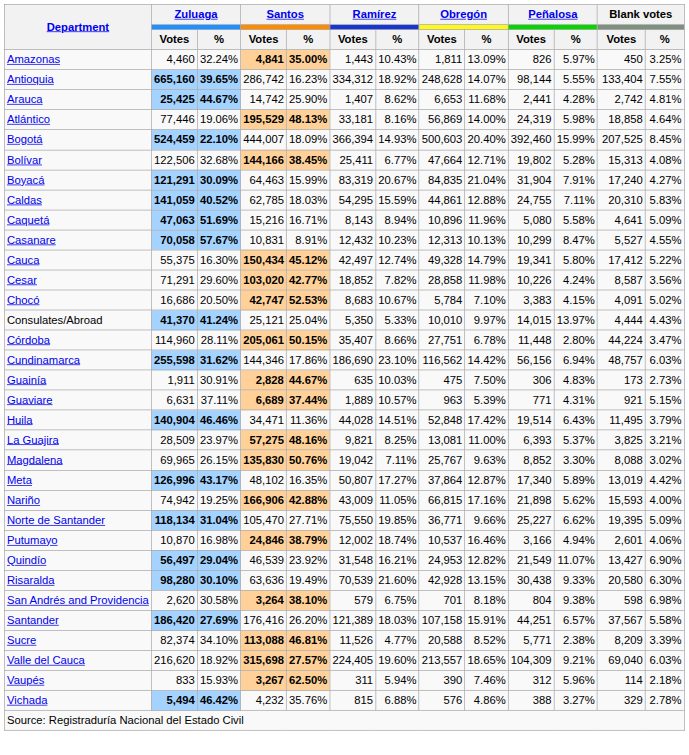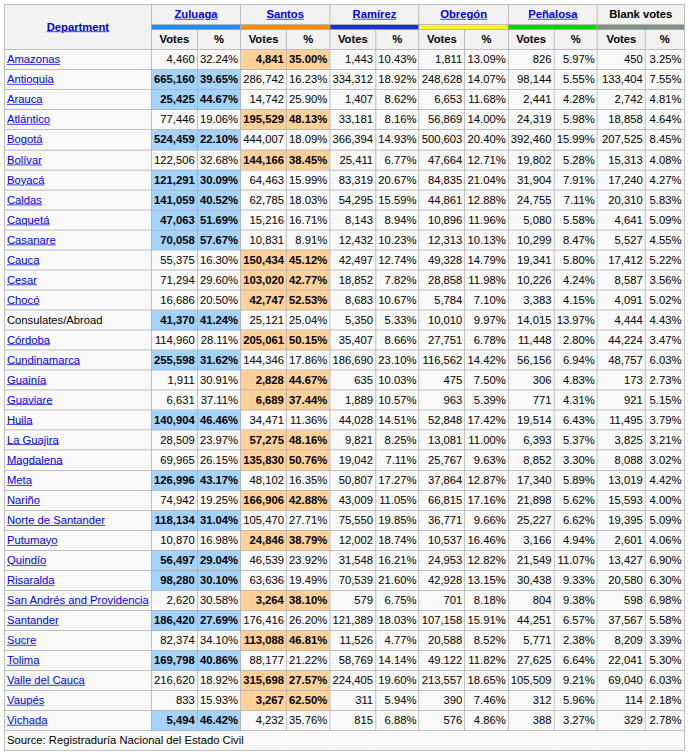(177, 280) 71,291 -> (177, 280) 71,294
+ row: (23, 660)
(531, 660) 104,309 -> (531, 680) 105,509
